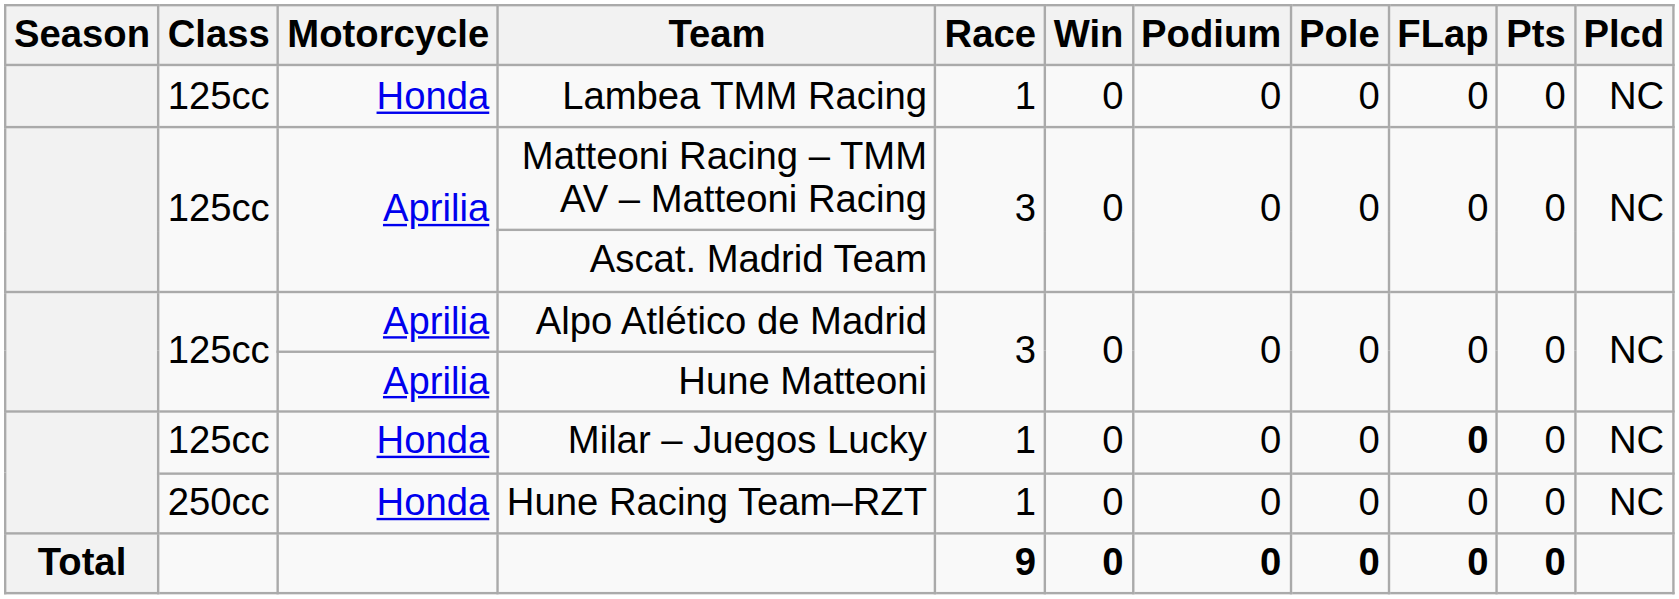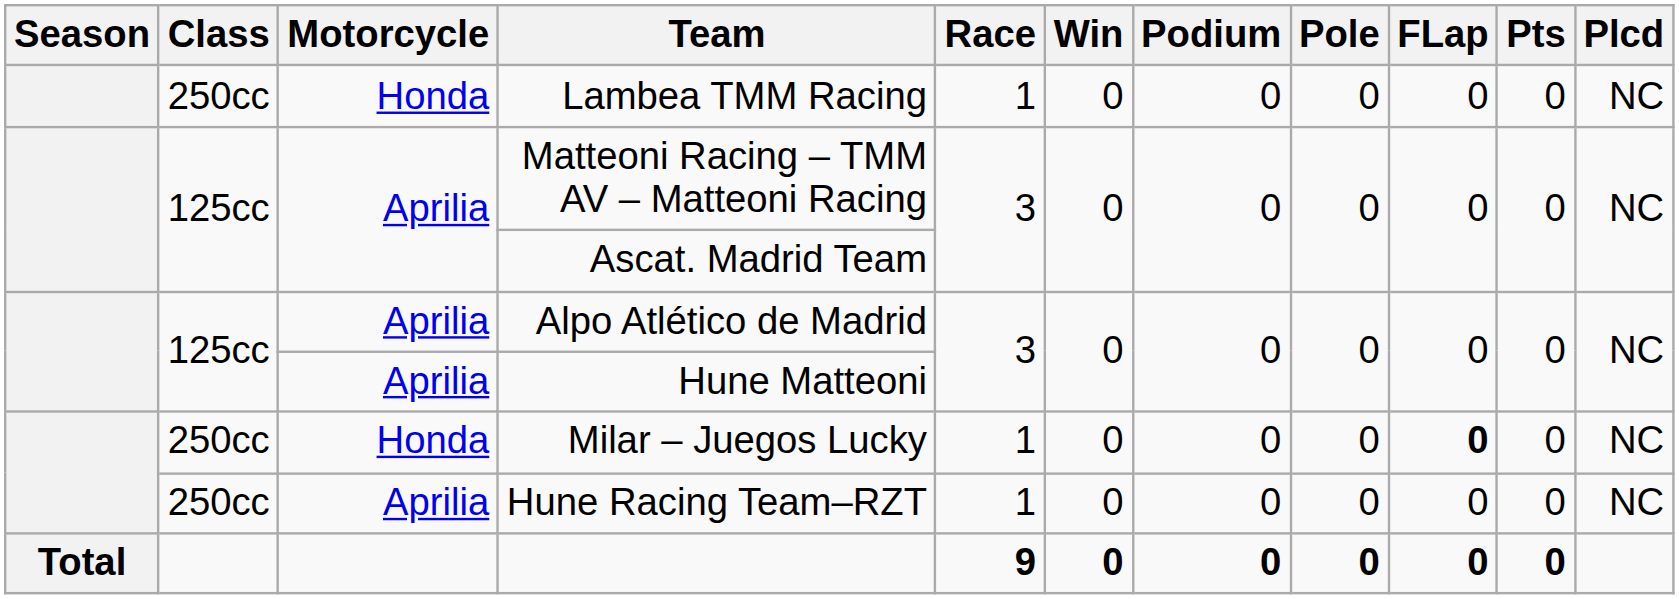(219, 95) 125cc -> (219, 95) 250cc
(219, 441) 125cc -> (219, 441) 250cc
(433, 502) Honda -> (436, 502) Aprilia
